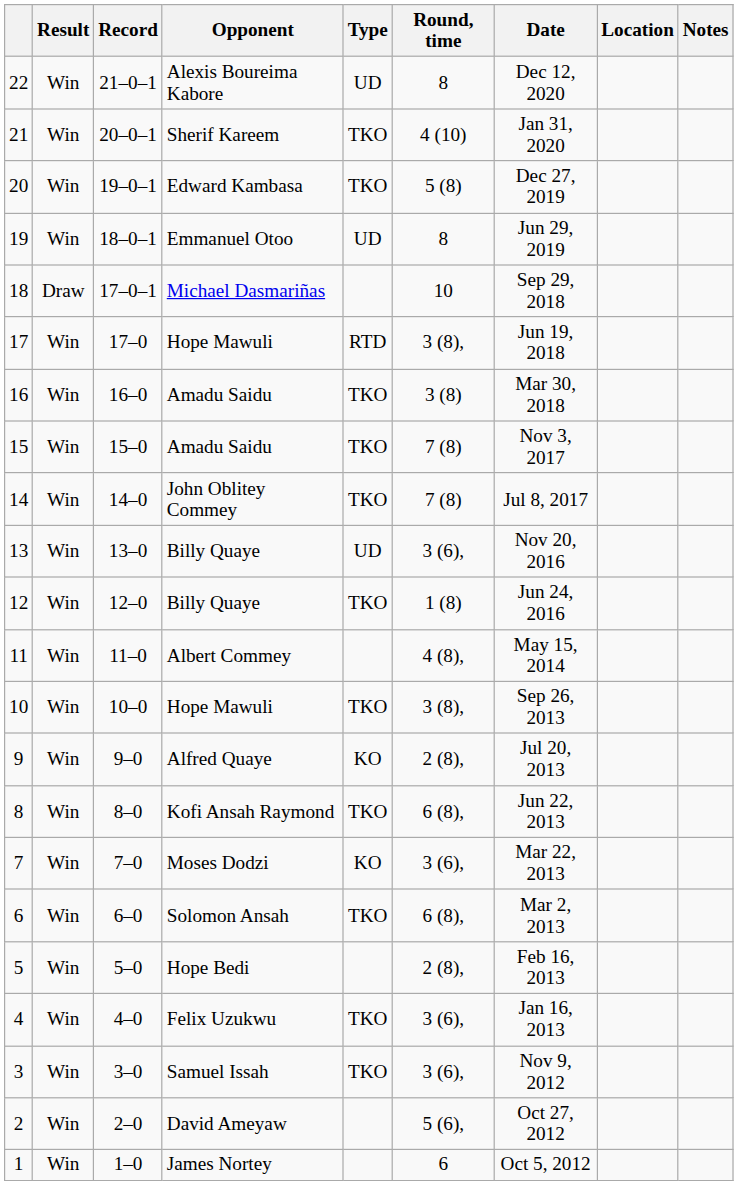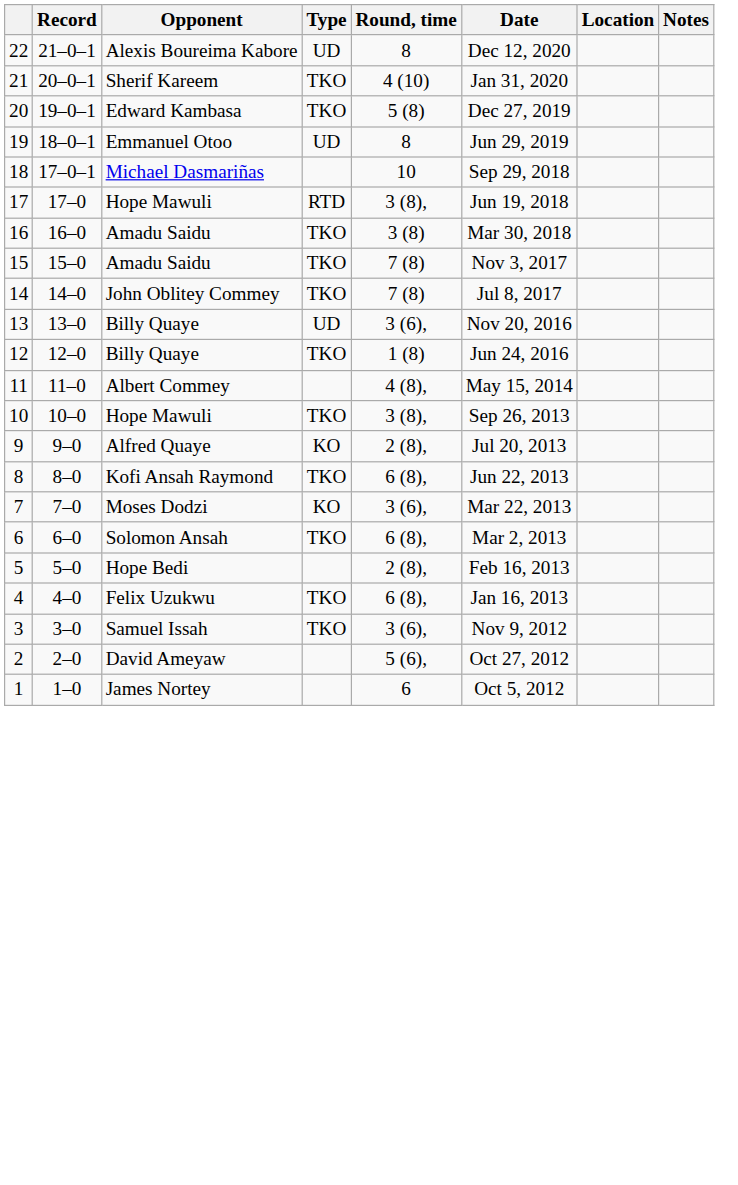- column: (63, 30)
(443, 1019) 3 (6), -> (406, 598) 6 (8),
